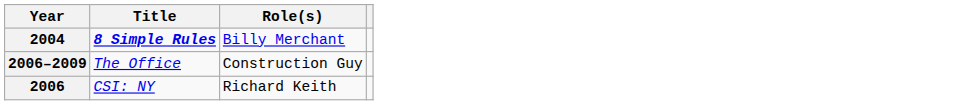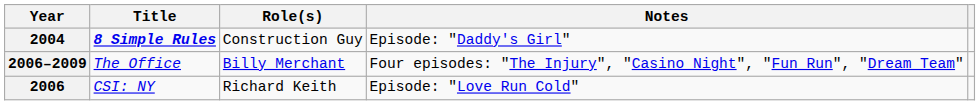+ column: (667, 16)
(284, 40) Billy Merchant -> (293, 40) Construction Guy
(293, 64) Construction Guy -> (284, 64) Billy Merchant
